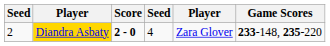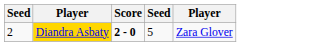- column: (280, 13)
(150, 32) 4 -> (150, 32) 5
